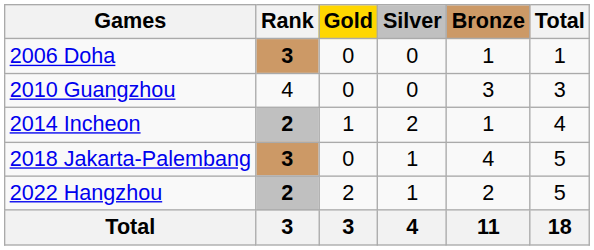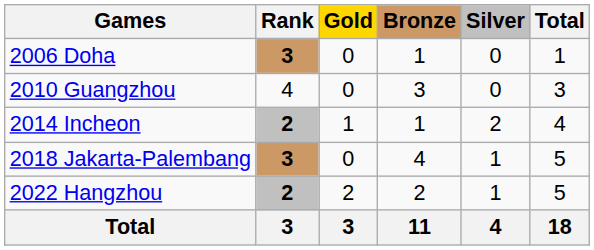columns swapped: (412, 21) <-> (488, 21)
